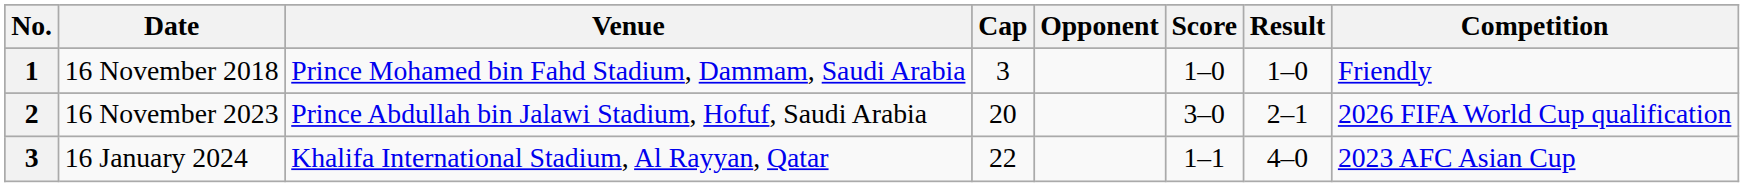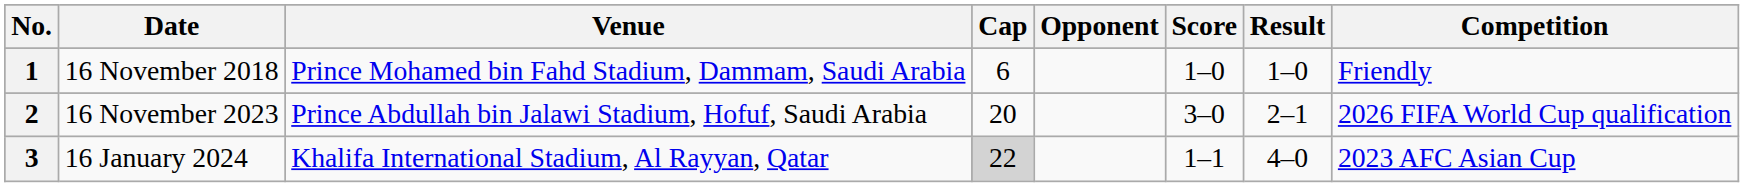(1003, 70) 3 -> (1003, 70) 6
(1003, 158) no background -> (1003, 158) lightgrey background
